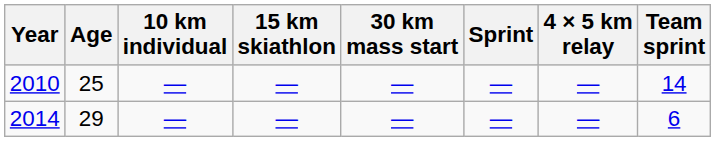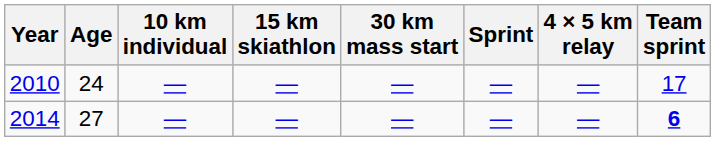(91, 82) 25 -> (91, 82) 24
(674, 82) 14 -> (674, 82) 17
(91, 118) 29 -> (91, 118) 27
(674, 118) normal -> (674, 118) bold
